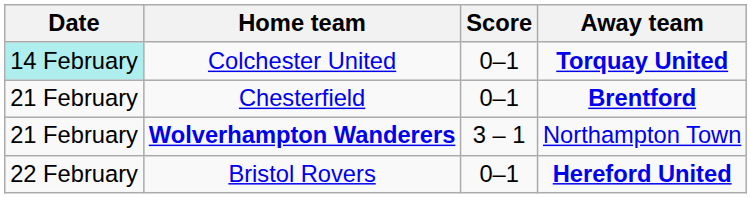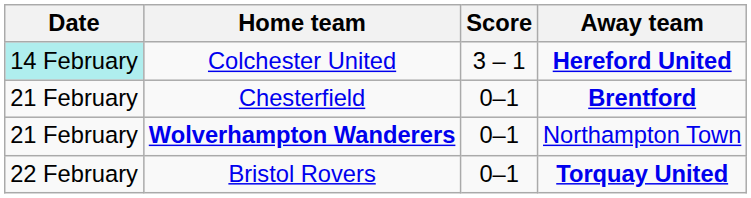(499, 60) 0–1 -> (499, 60) 3 – 1
(642, 60) Torquay United -> (642, 60) Hereford United
(499, 135) 3 – 1 -> (499, 135) 0–1
(642, 173) Hereford United -> (642, 173) Torquay United
